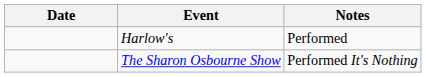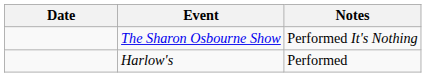rows swapped: (201, 60) <-> (147, 38)
